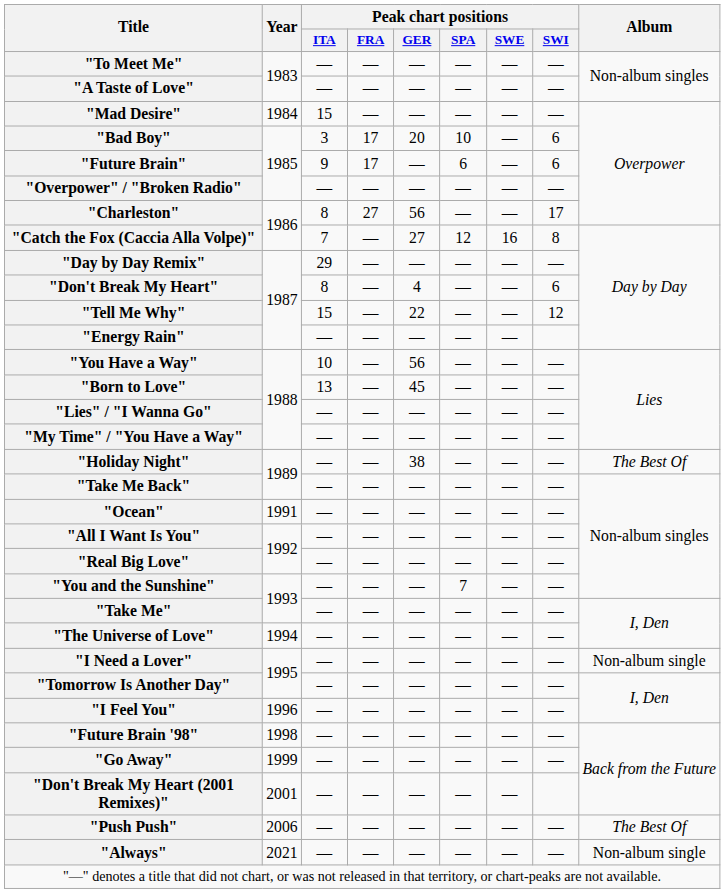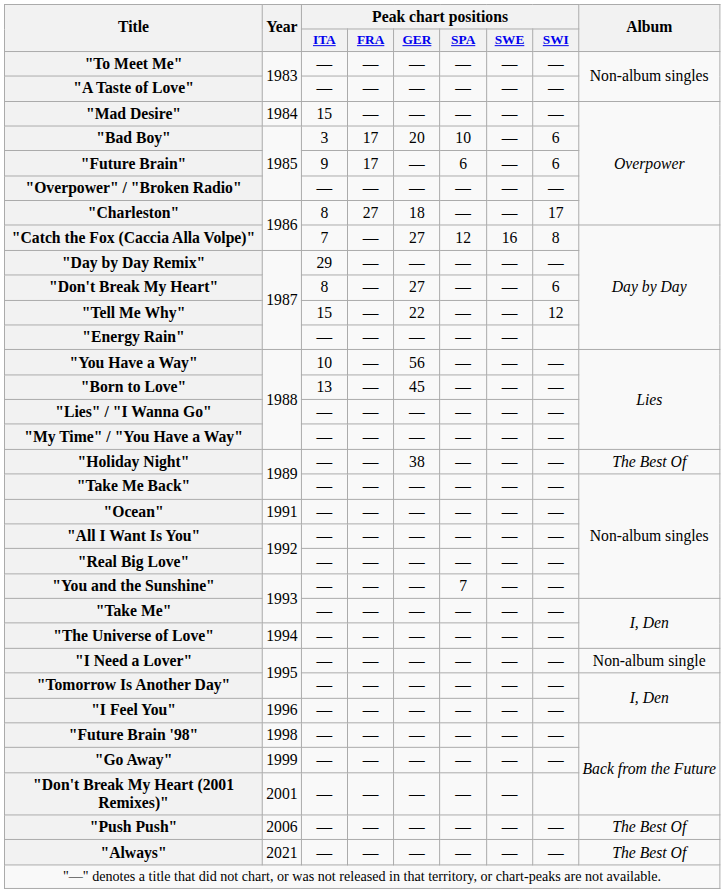(417, 212) 56 -> (417, 212) 18
(417, 287) 4 -> (417, 287) 27
(649, 852) Non-album single -> (649, 852) The Best Of
